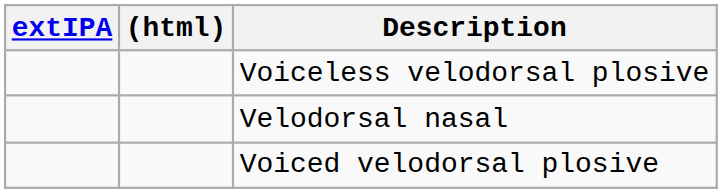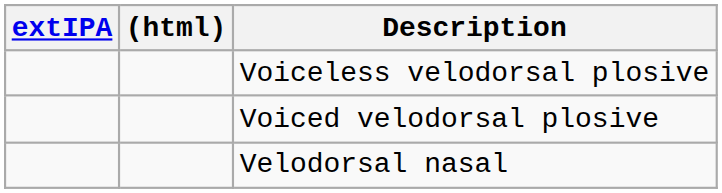rows swapped: (449, 165) <-> (374, 119)
